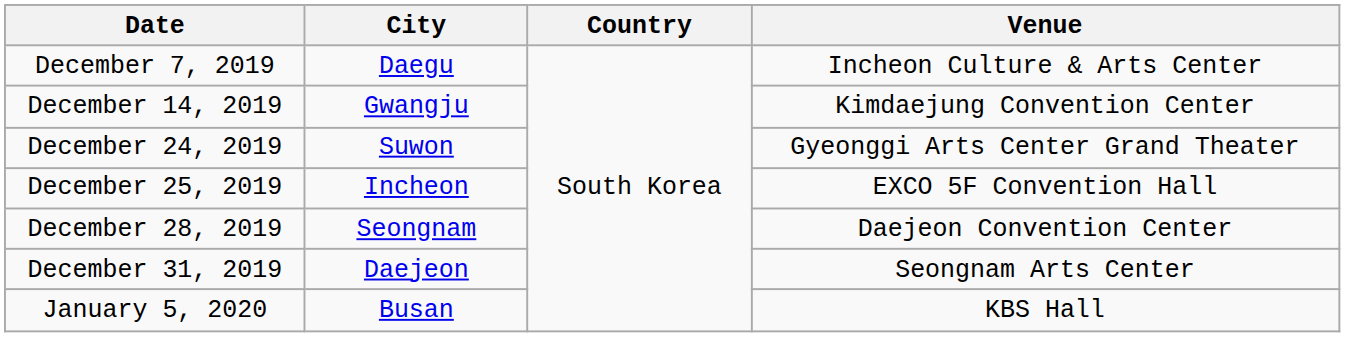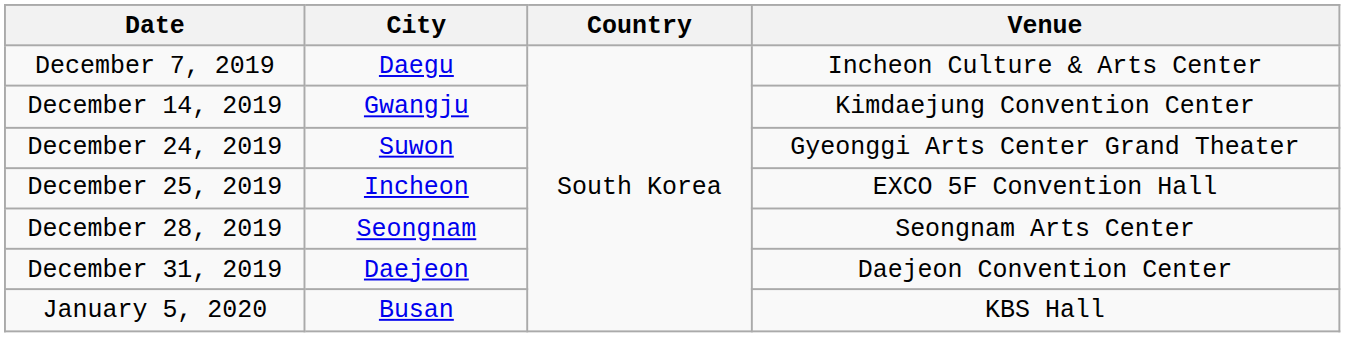(1045, 229) Daejeon Convention Center -> (1045, 229) Seongnam Arts Center
(1045, 269) Seongnam Arts Center -> (1045, 269) Daejeon Convention Center
